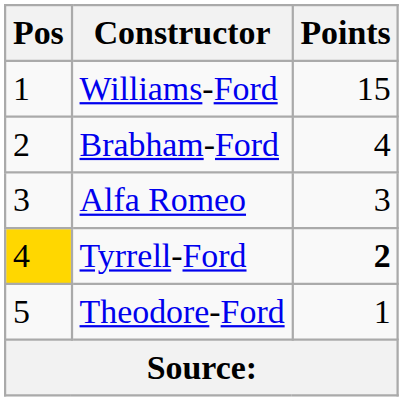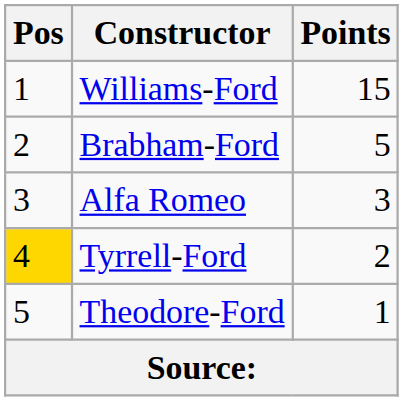(382, 144) 4 -> (382, 144) 5
(382, 256) bold -> (382, 256) normal
